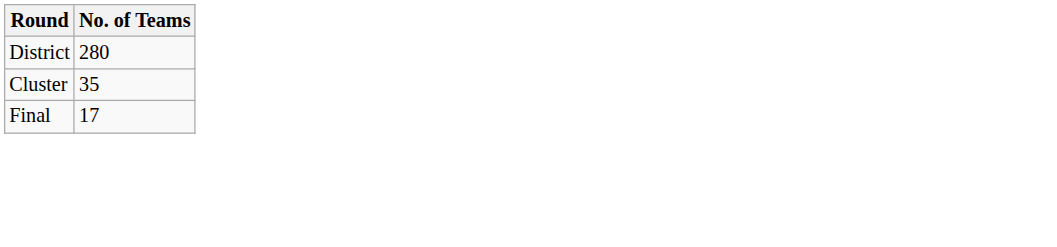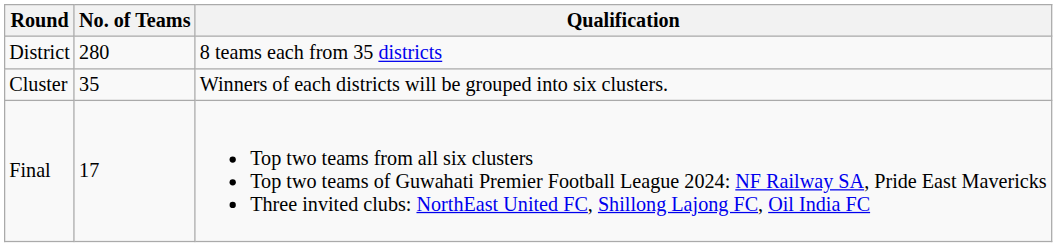+ column: (623, 20)
